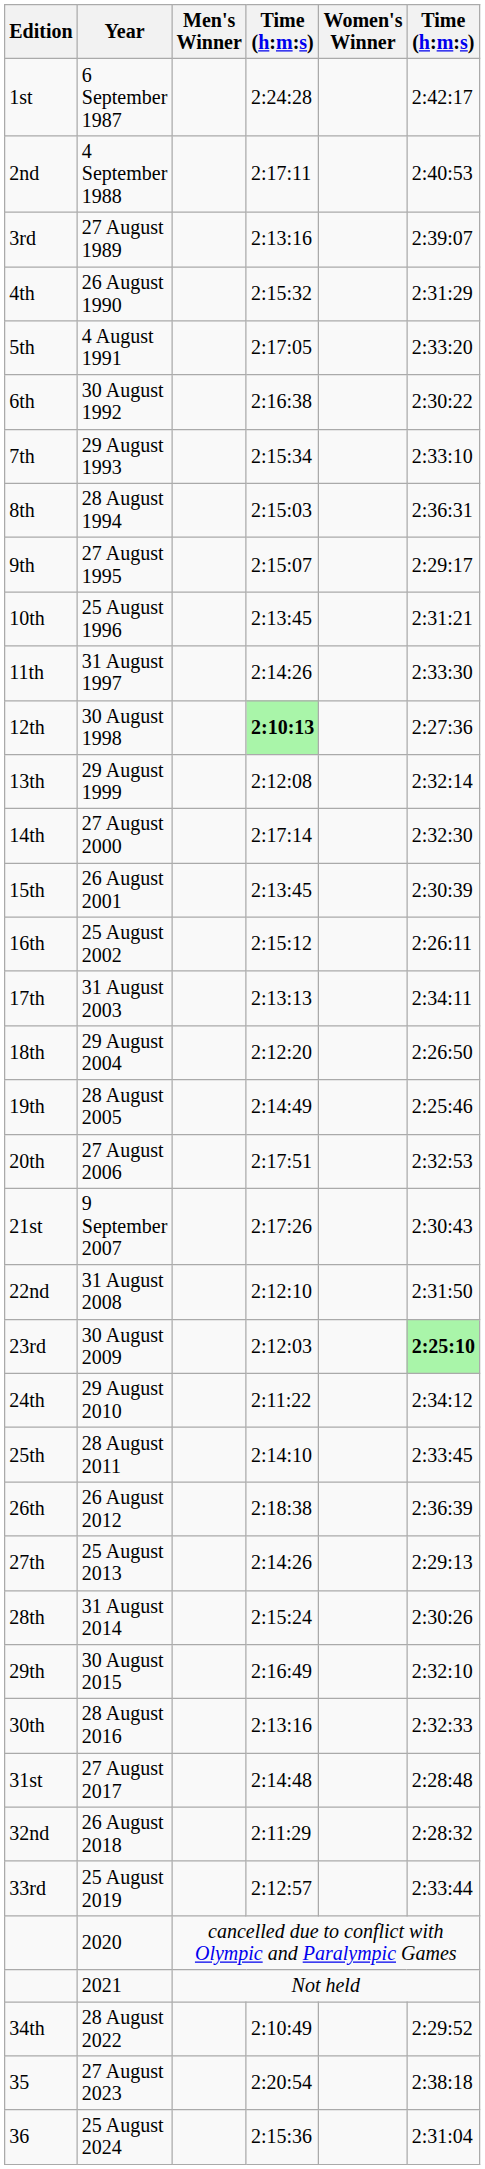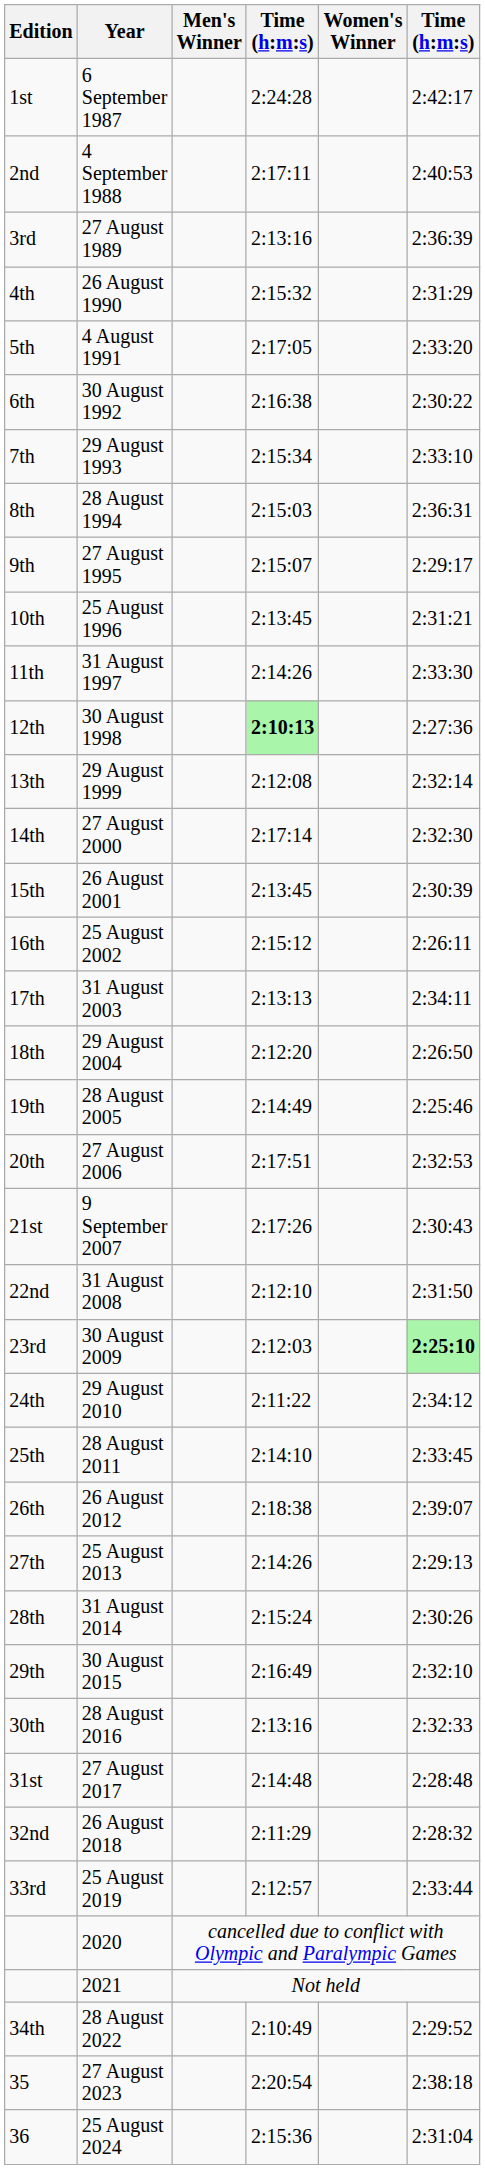(442, 239) 2:39:07 -> (442, 239) 2:36:39
(442, 1508) 2:36:39 -> (442, 1508) 2:39:07
